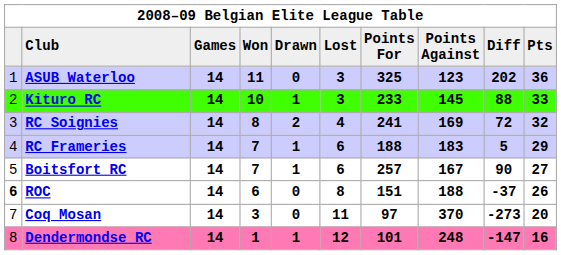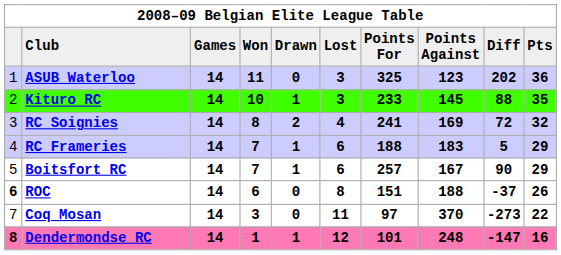(540, 101) 33 -> (540, 101) 35
(540, 170) 27 -> (540, 170) 29
(540, 215) 20 -> (540, 215) 22
(13, 238) normal -> (13, 238) bold
